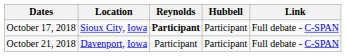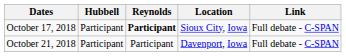columns swapped: (114, 12) <-> (226, 12)
